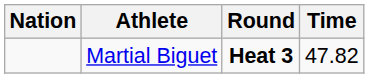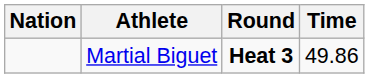(332, 55) 47.82 -> (332, 55) 49.86
